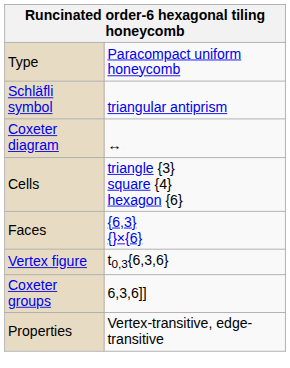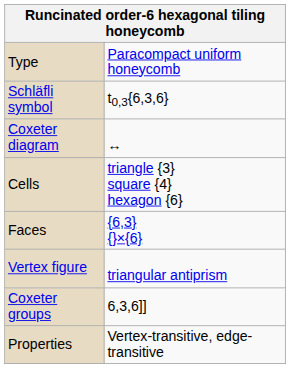(167, 107) triangular antiprism -> (138, 100) t0,3{6,3,6}
(138, 262) t0,3{6,3,6} -> (167, 276) triangular antiprism
